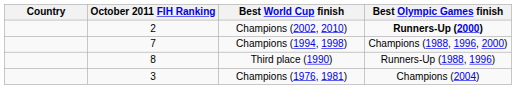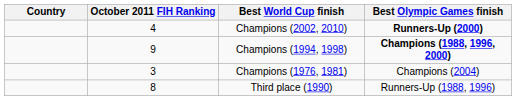(153, 28) 2 -> (153, 28) 4
(153, 44) 7 -> (153, 50) 9
(438, 44) normal -> (438, 50) bold
rows swapped: (292, 76) <-> (292, 60)
